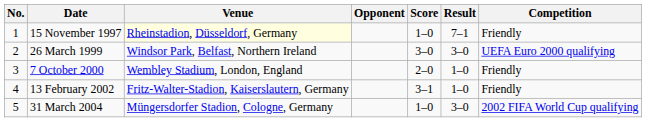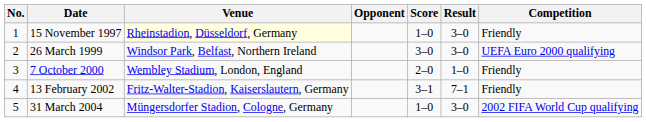(460, 32) 7–1 -> (460, 32) 3–0
(460, 88) 1–0 -> (460, 88) 7–1
